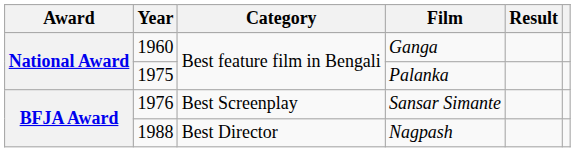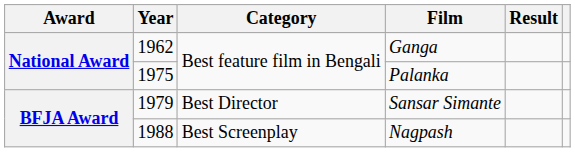(156, 47) 1960 -> (156, 47) 1962
(156, 103) 1976 -> (156, 103) 1979
(240, 103) Best Screenplay -> (230, 103) Best Director
(230, 132) Best Director -> (240, 132) Best Screenplay
